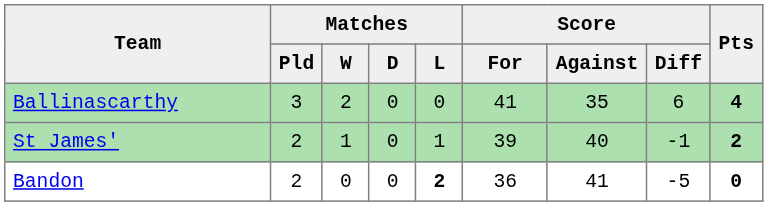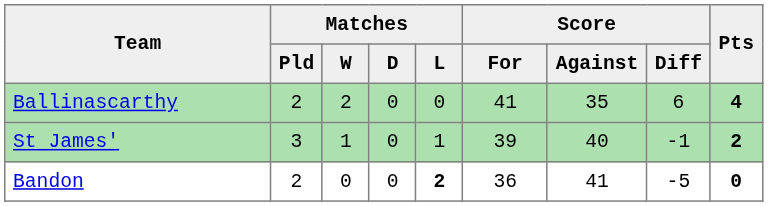(296, 103) 3 -> (296, 103) 2
(296, 142) 2 -> (296, 142) 3
